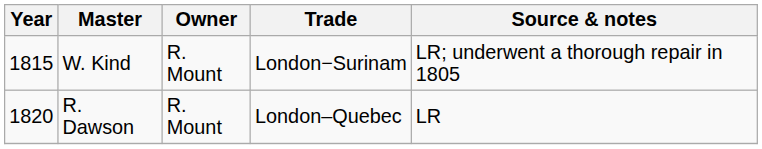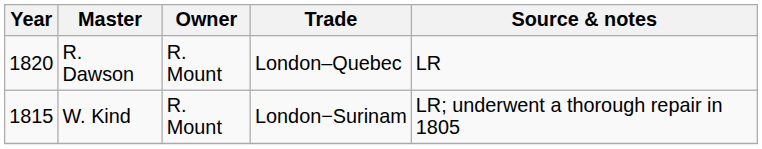rows swapped: (97, 62) <-> (98, 116)
